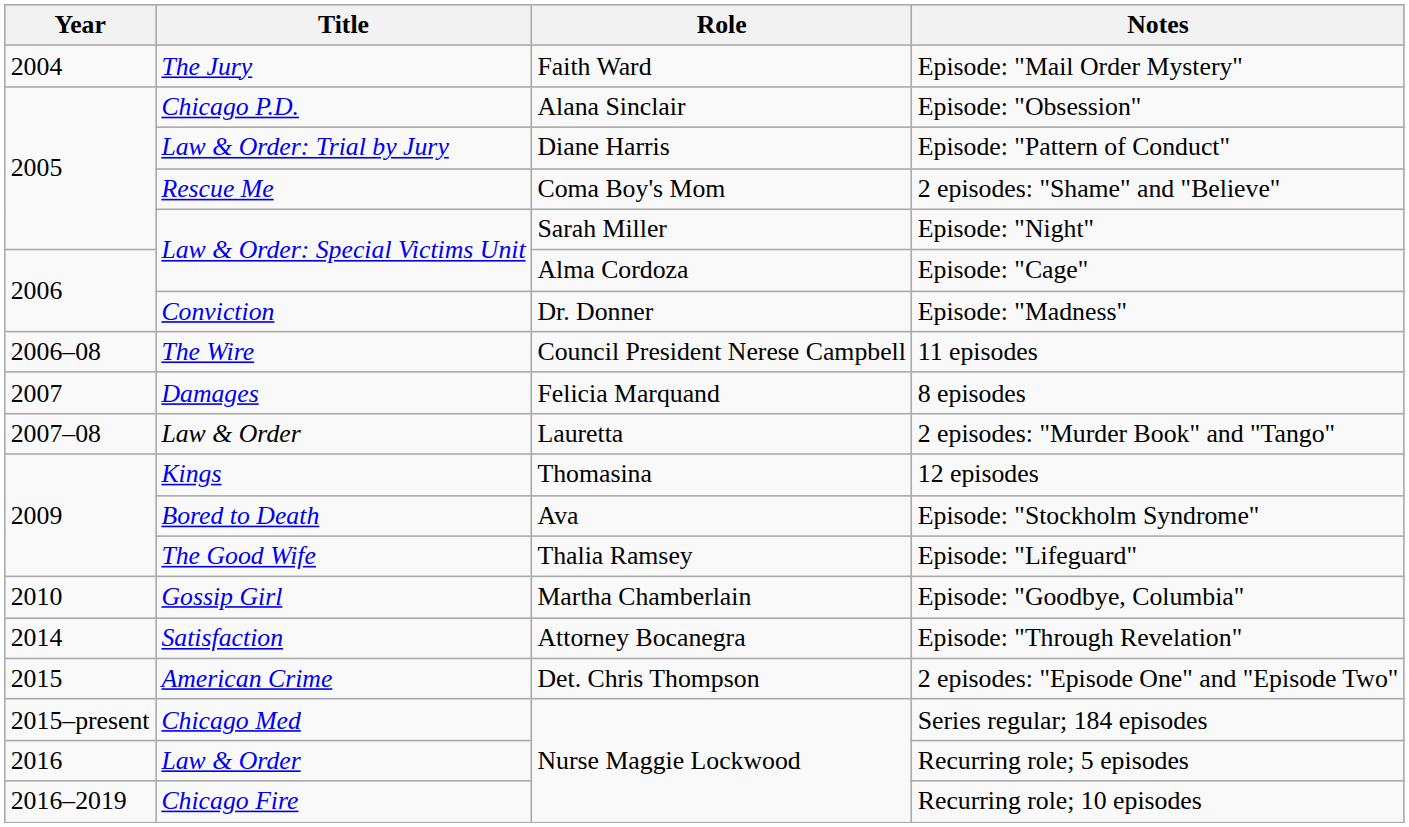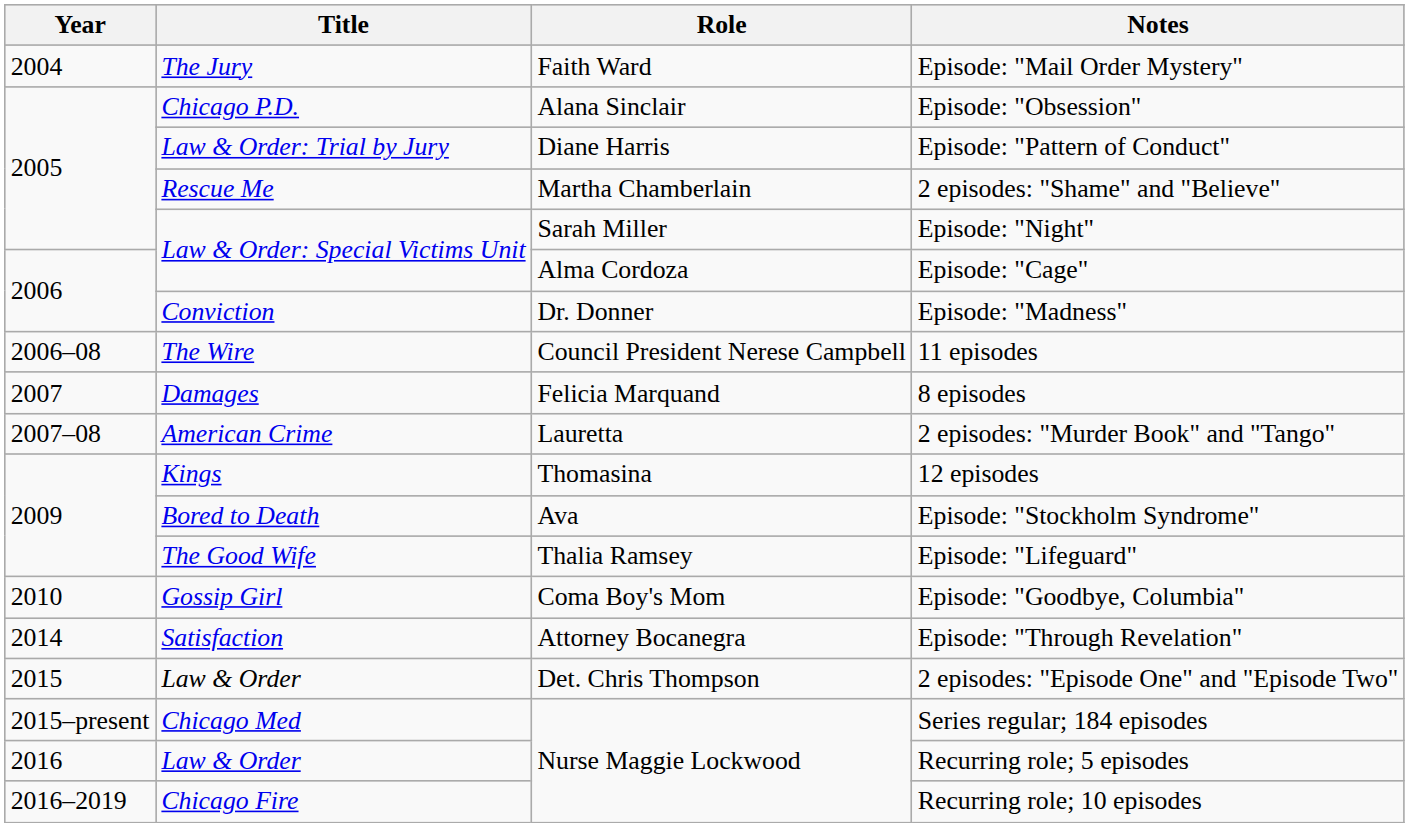(631, 188) Coma Boy's Mom -> (644, 188) Martha Chamberlain
(231, 433) Law & Order -> (247, 433) American Crime
(644, 596) Martha Chamberlain -> (631, 596) Coma Boy's Mom
(247, 678) American Crime -> (231, 678) Law & Order
